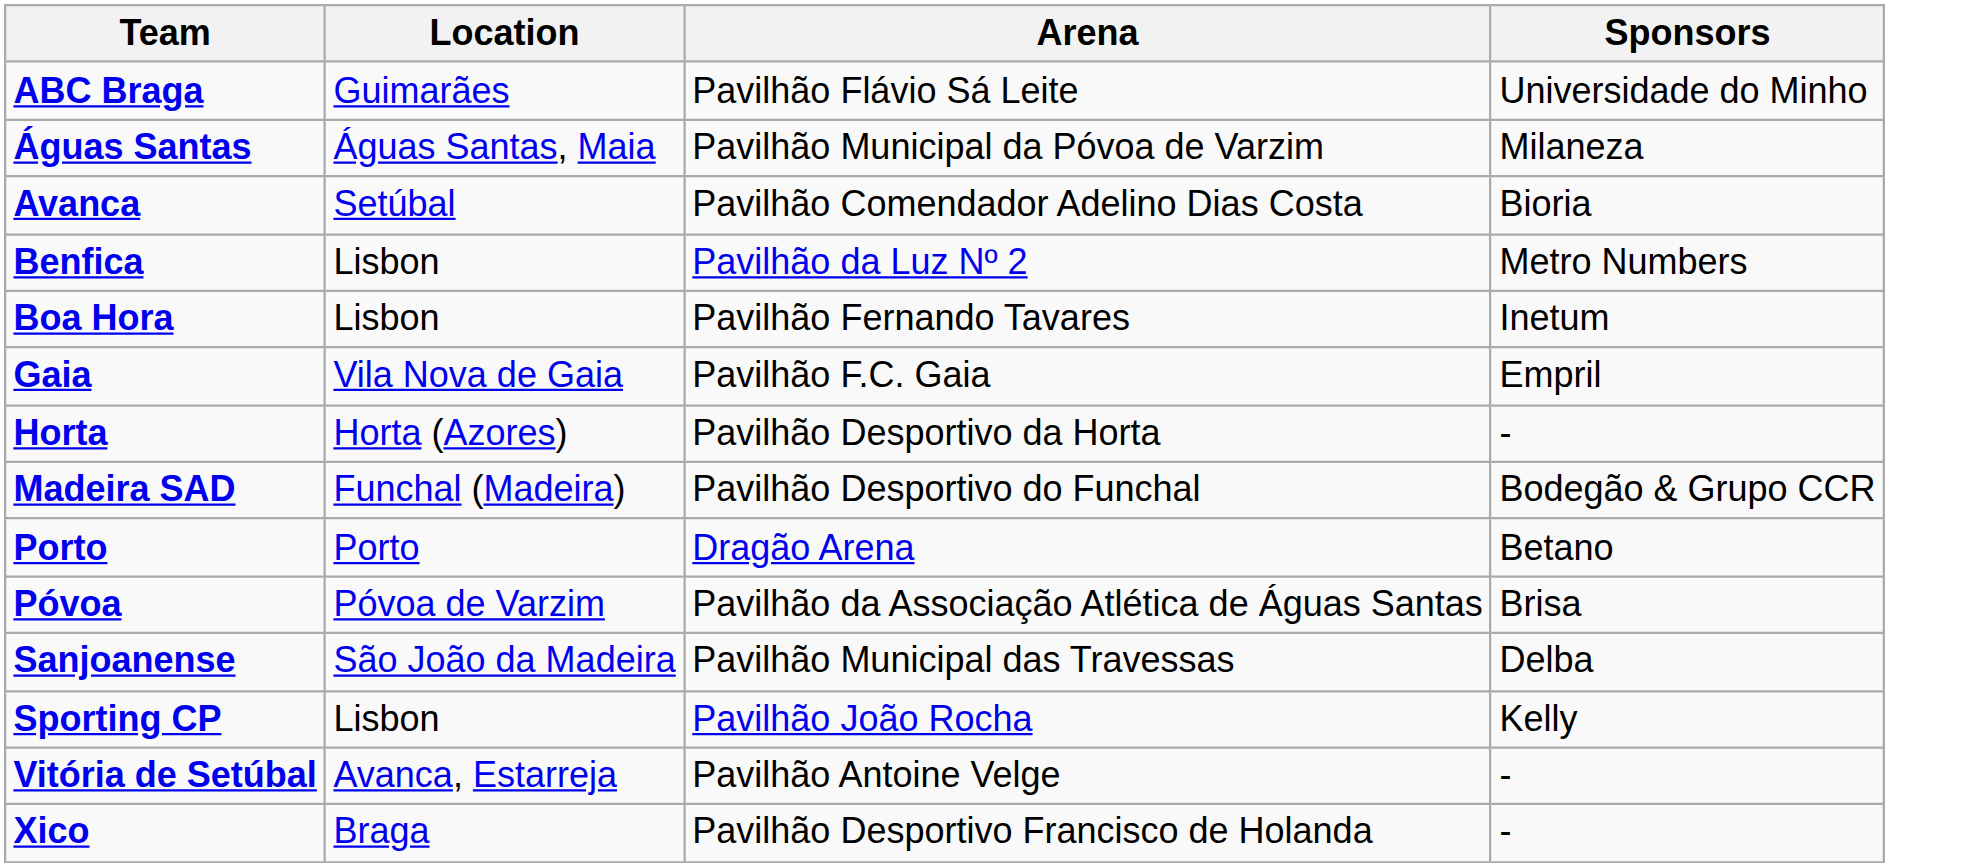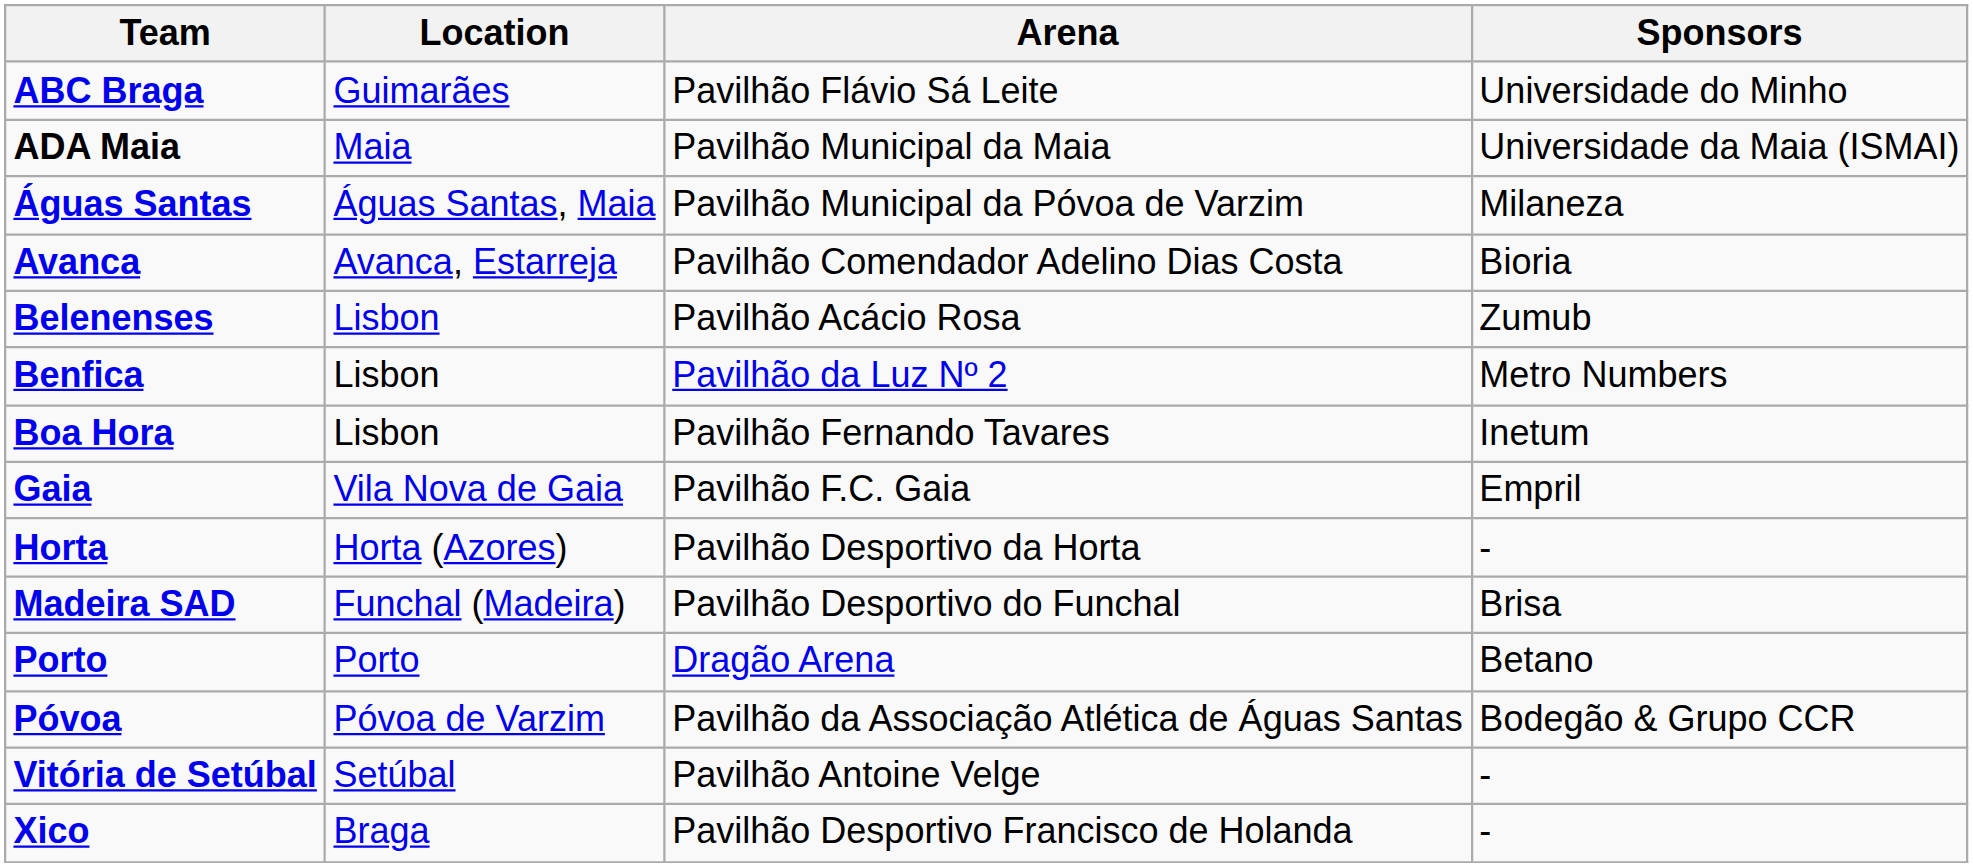+ row: (97, 147)
(394, 204) Setúbal -> (475, 261) Avanca, Estarreja
+ row: (113, 318)
(1688, 489) Bodegão & Grupo CCR -> (1520, 603) Brisa
(1540, 603) Brisa -> (1667, 718) Bodegão & Grupo CCR
- row: (124, 661)
- row: (117, 718)
(475, 775) Avanca, Estarreja -> (394, 775) Setúbal
